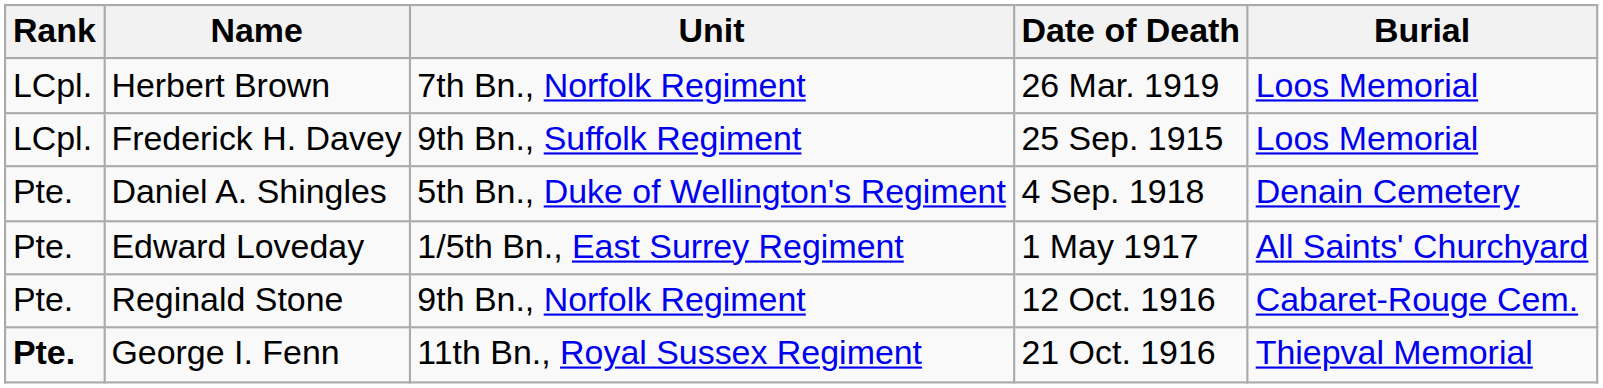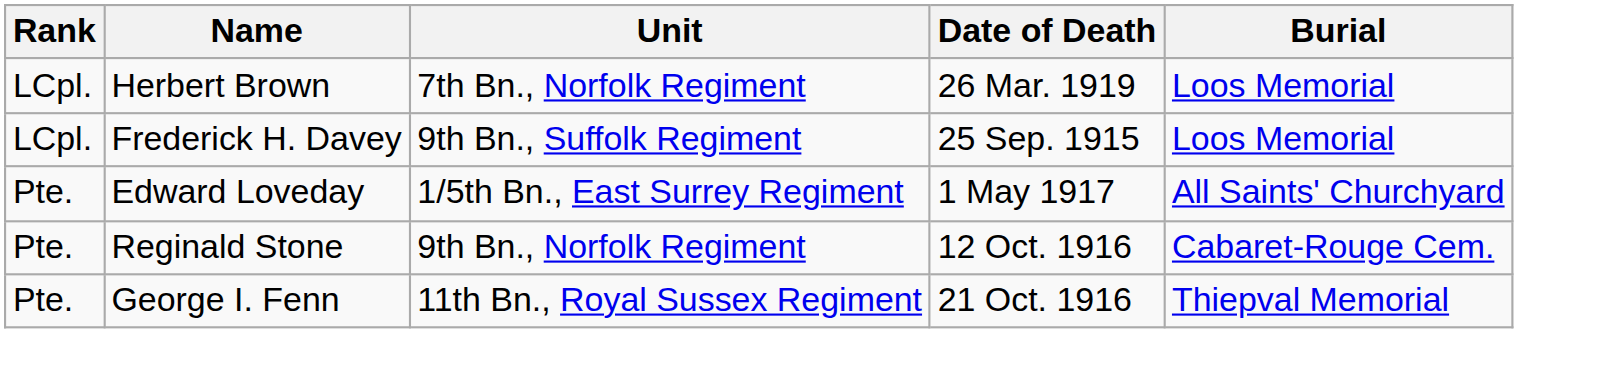- row: (249, 192)
(44, 354) bold -> (43, 300) normal
